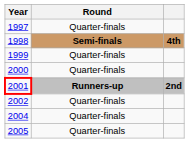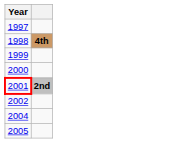- column: (97, 12)
